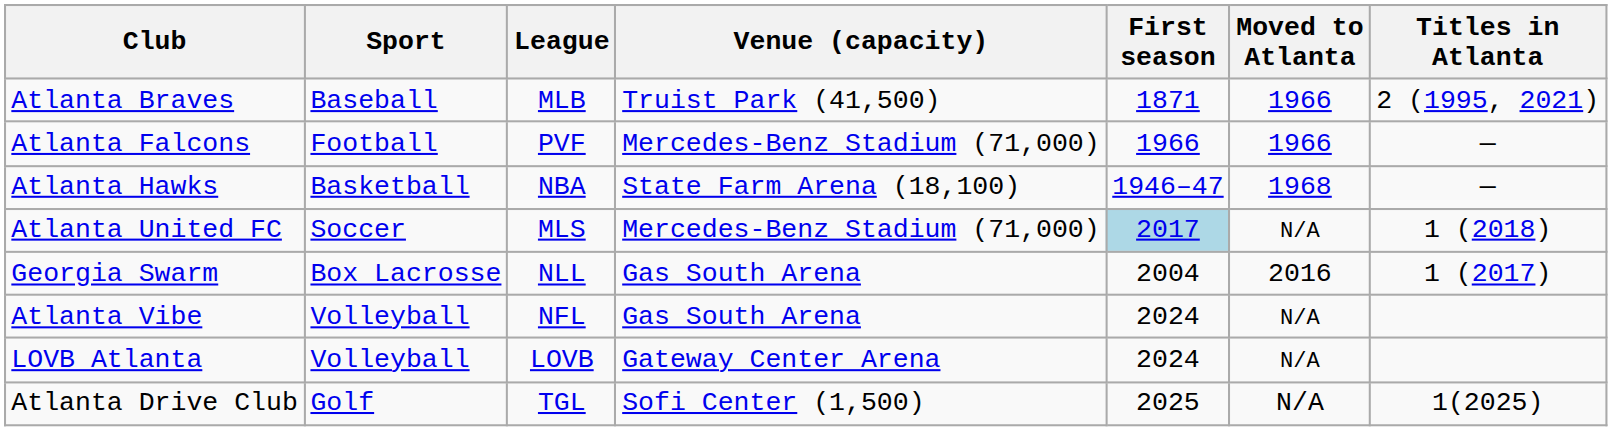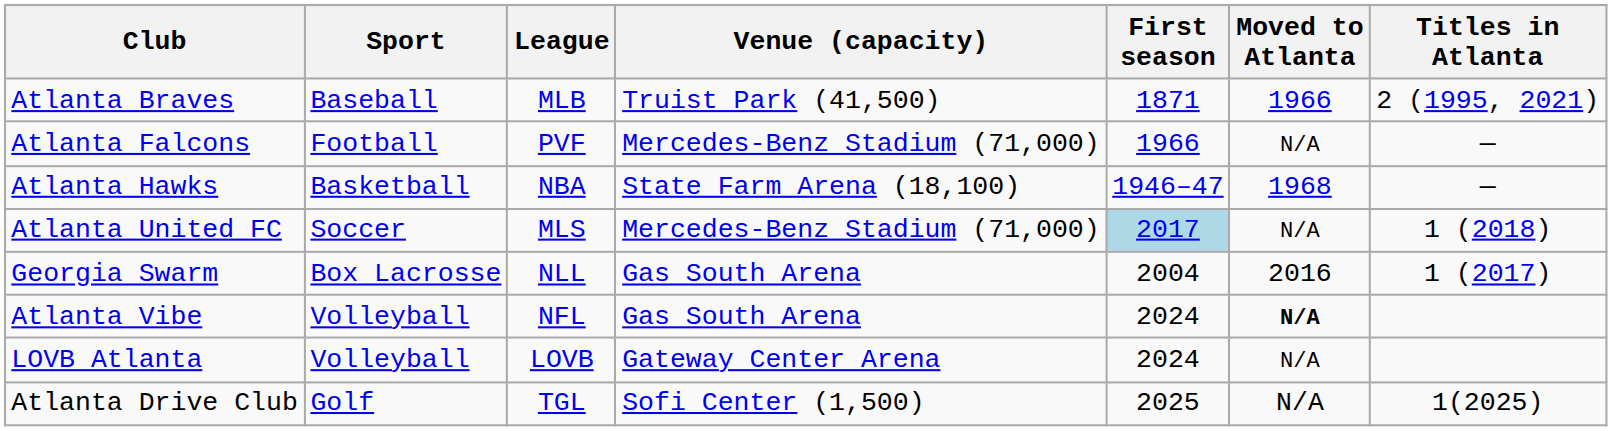(1300, 144) 1966 -> (1300, 145) N/A
(1300, 318) normal -> (1300, 317) bold
